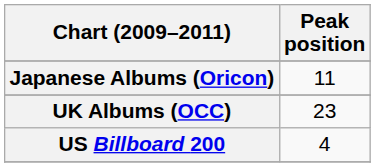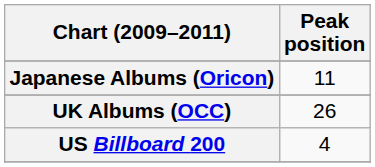(325, 111) 23 -> (325, 111) 26
